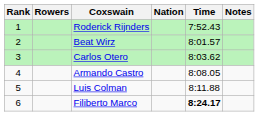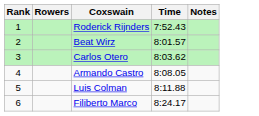- column: (169, 12)
(204, 103) bold -> (170, 103) normal
